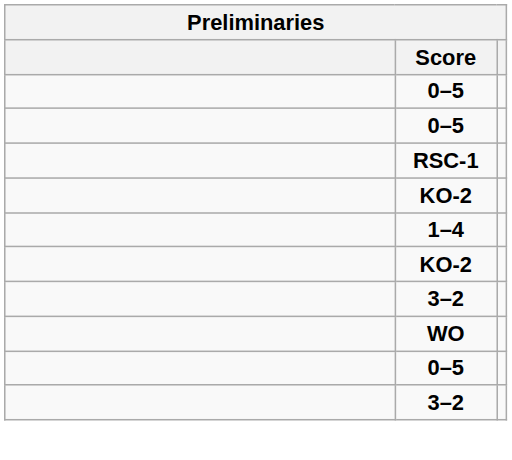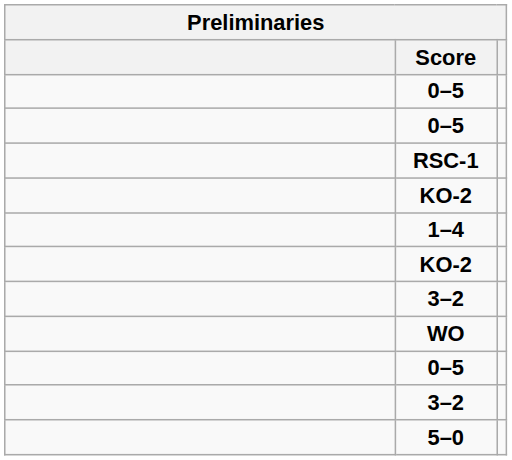+ row: (200, 437)
